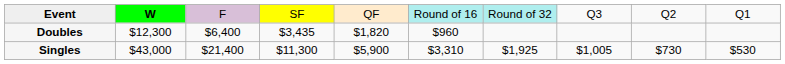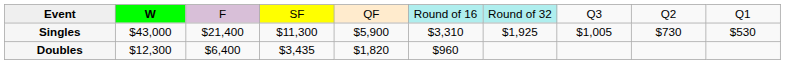rows swapped: (60, 51) <-> (60, 32)
